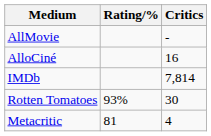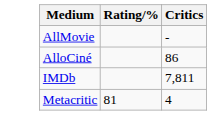(172, 57) 16 -> (172, 57) 86
(180, 78) 7,814 -> (180, 78) 7,811
- row: (52, 99)
